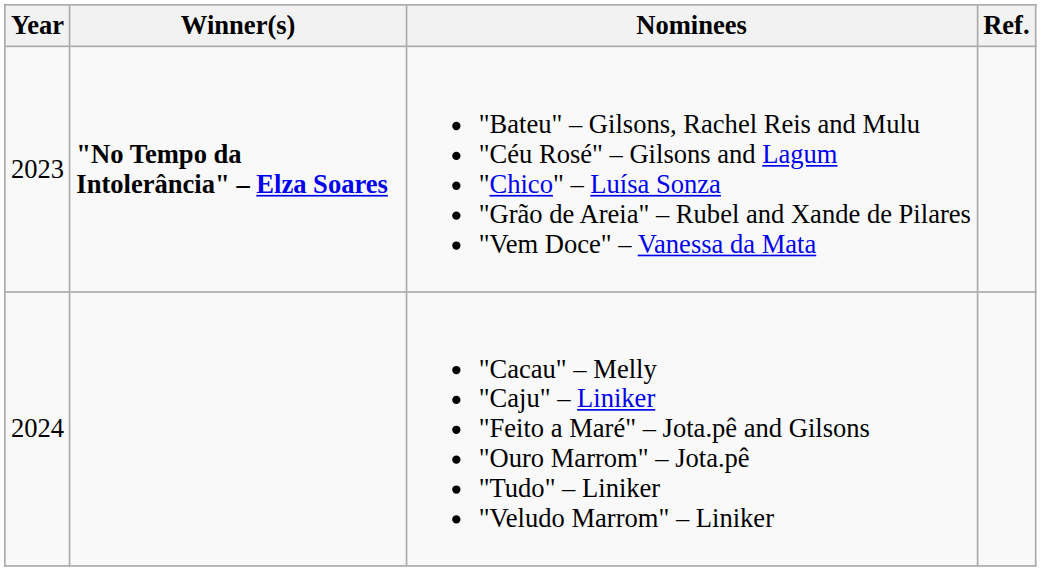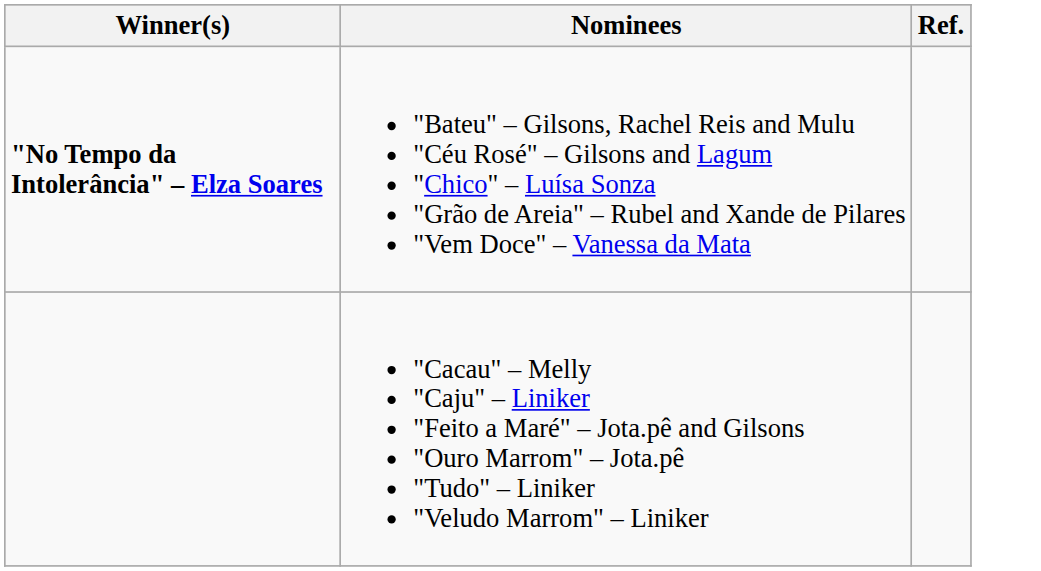- column: (37, 25)
